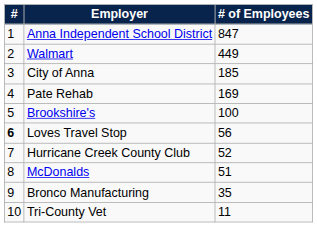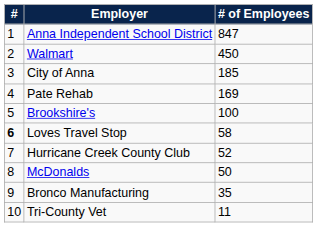(228, 53) 449 -> (228, 53) 450
(225, 133) 56 -> (225, 133) 58
(225, 172) 51 -> (225, 172) 50
